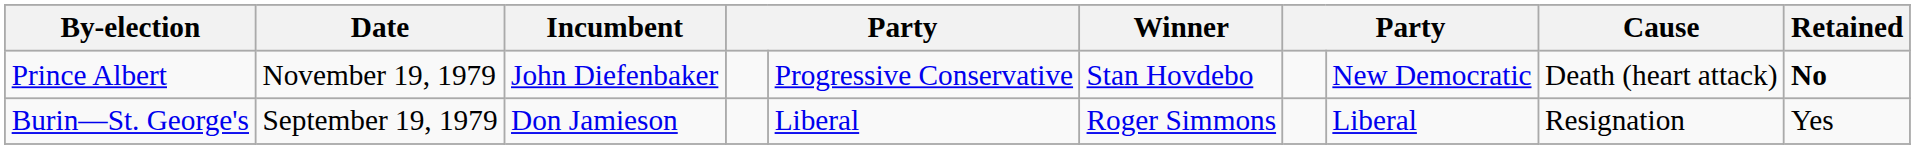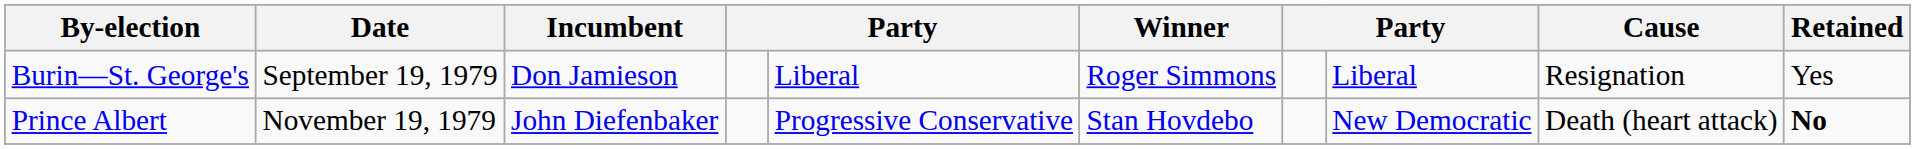rows swapped: (89, 74) <-> (130, 120)
